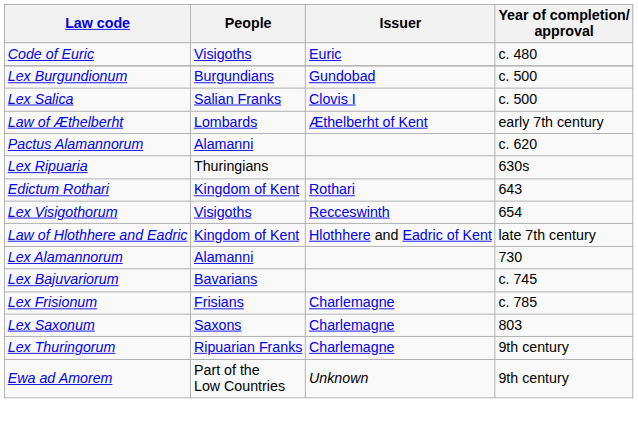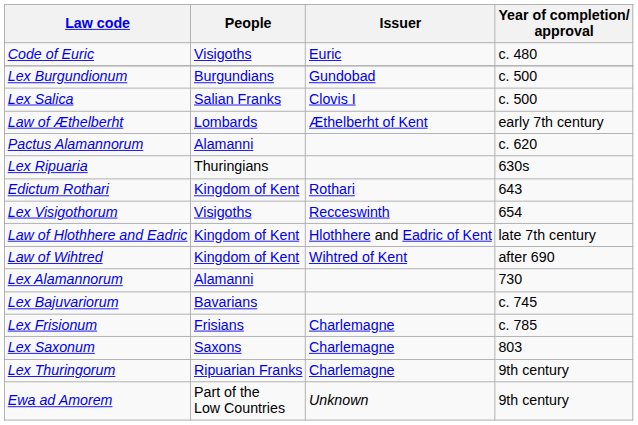+ row: (55, 257)
